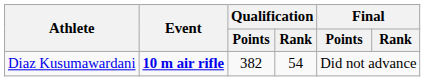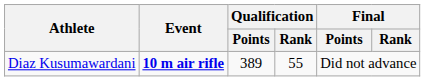(251, 64) 382 -> (251, 64) 389
(296, 64) 54 -> (296, 64) 55
